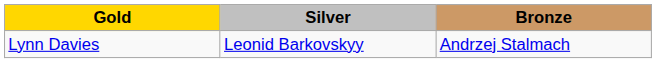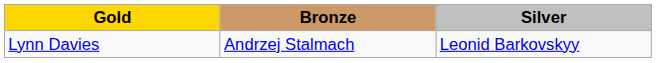columns swapped: (328, 17) <-> (544, 17)
